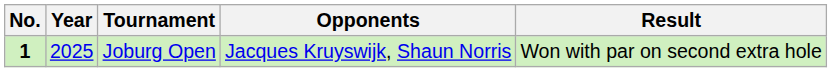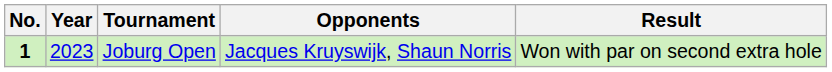(72, 51) 2025 -> (72, 51) 2023
